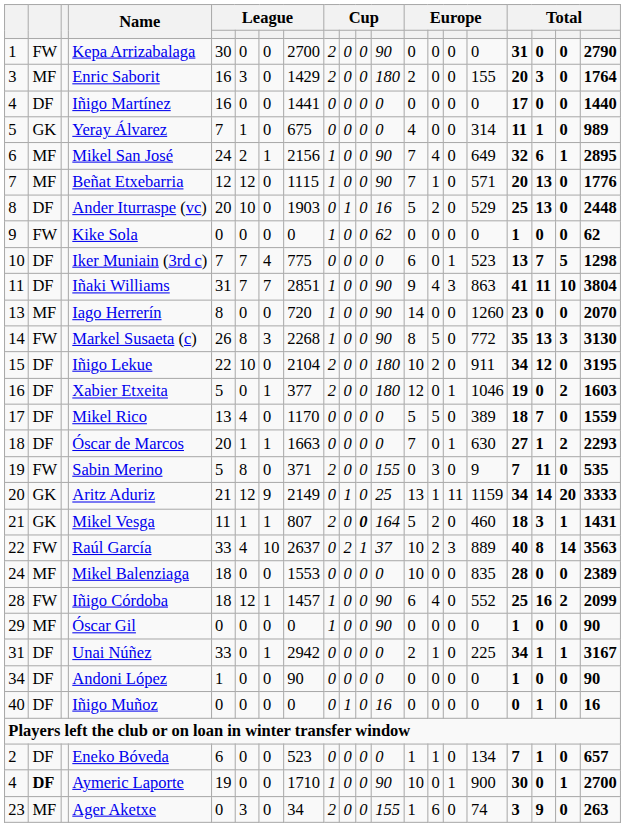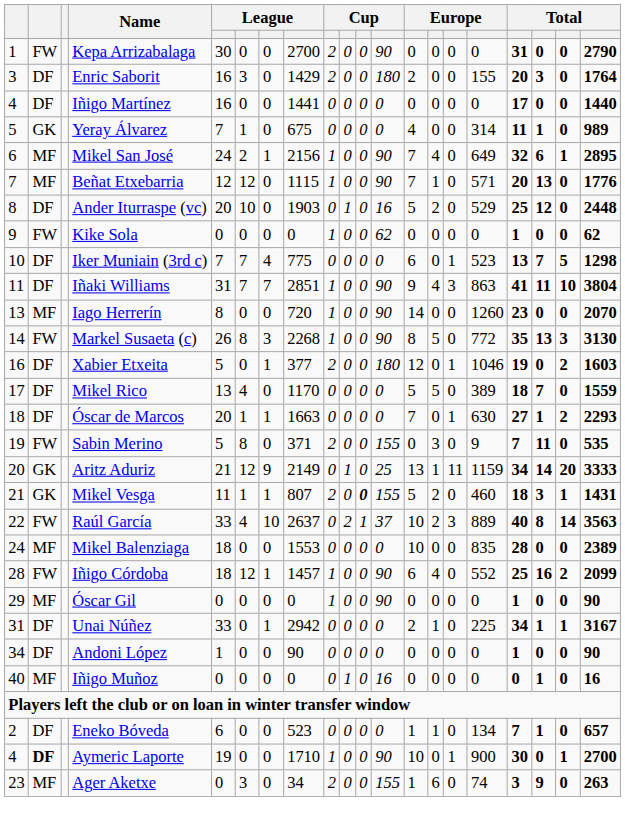(44, 77) MF -> (43, 77) DF
(544, 208) 13 -> (544, 208) 12
- row: (112, 364)
(388, 521) 164 -> (388, 495) 155
(43, 704) DF -> (44, 678) MF
